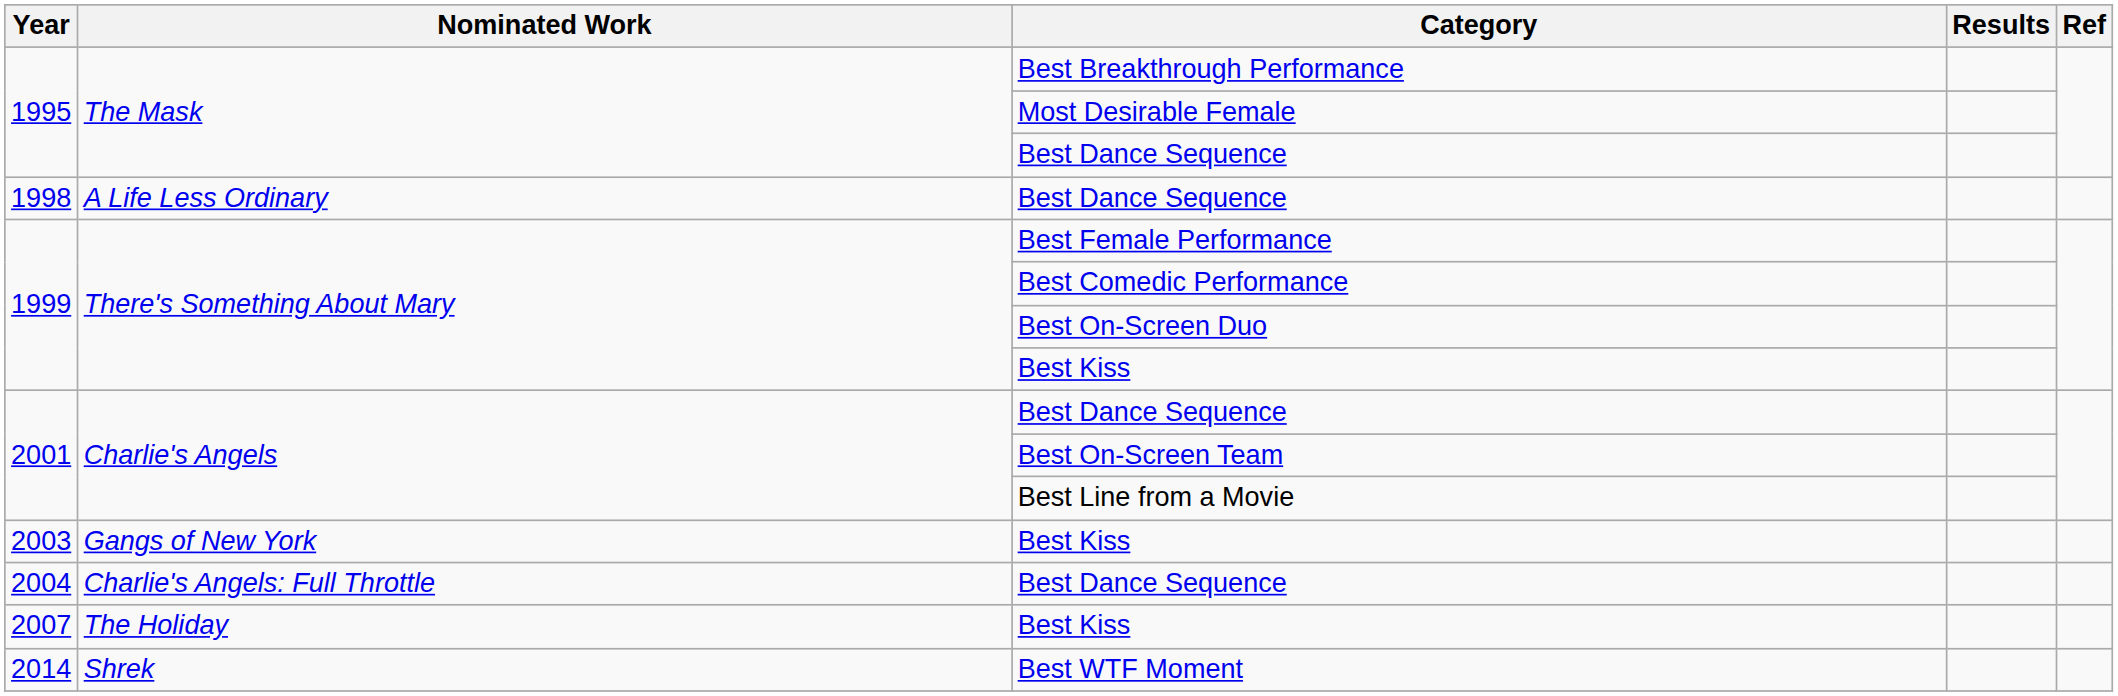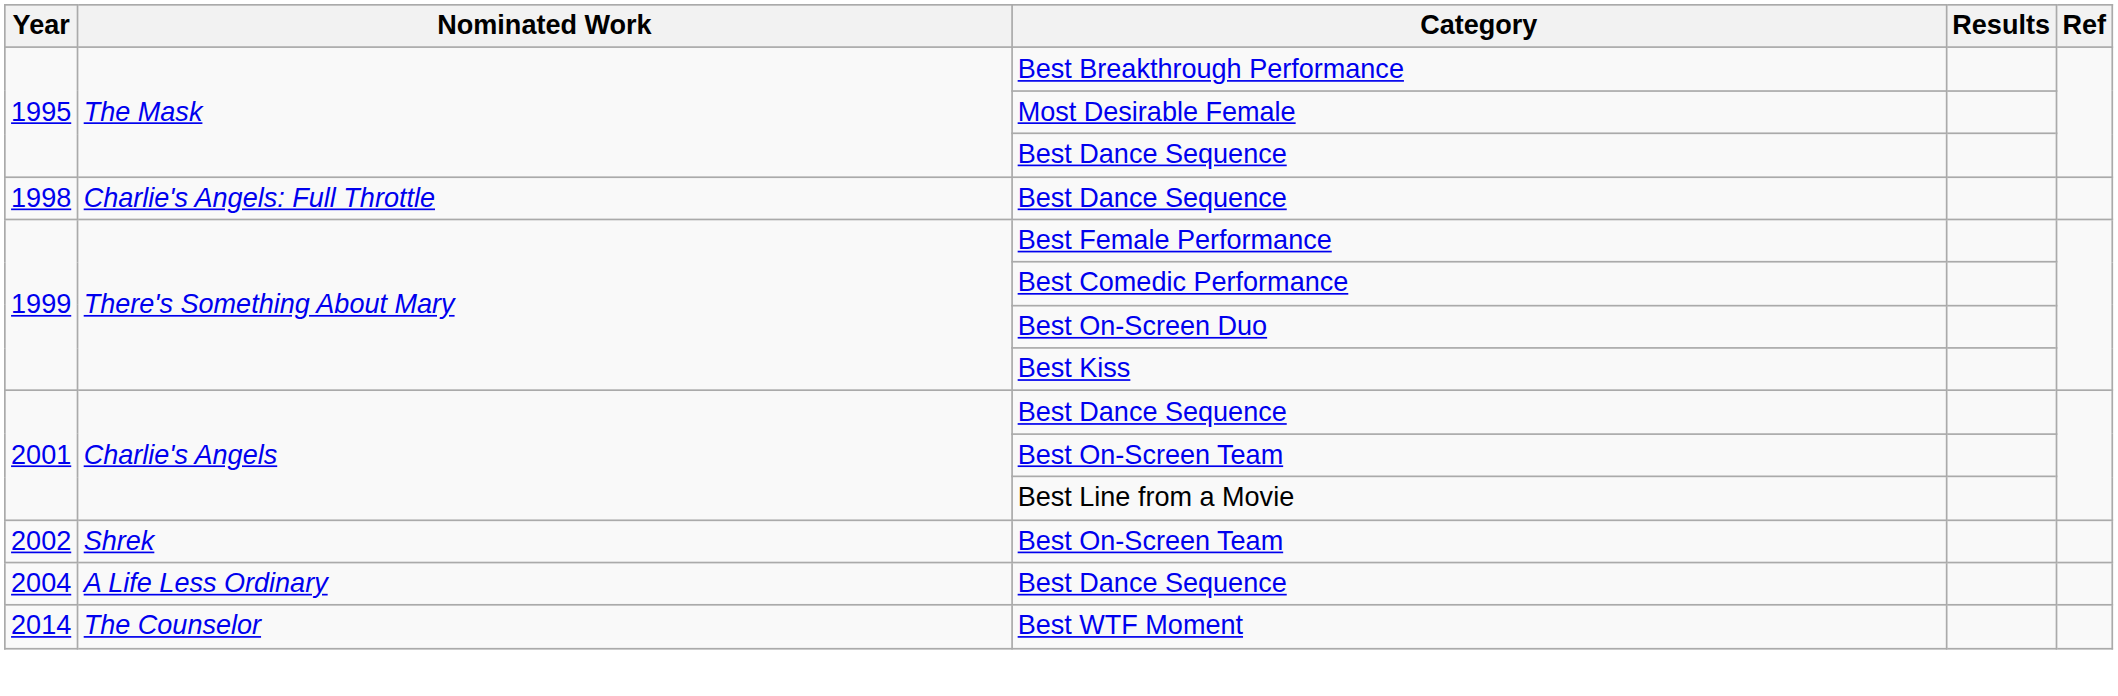(206, 197) A Life Less Ordinary -> (259, 197) Charlie's Angels: Full Throttle
+ row: (41, 540)
- row: (41, 540)
(259, 583) Charlie's Angels: Full Throttle -> (206, 583) A Life Less Ordinary
- row: (41, 626)
(119, 669) Shrek -> (172, 626) The Counselor
